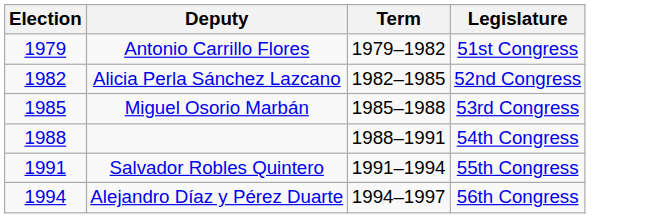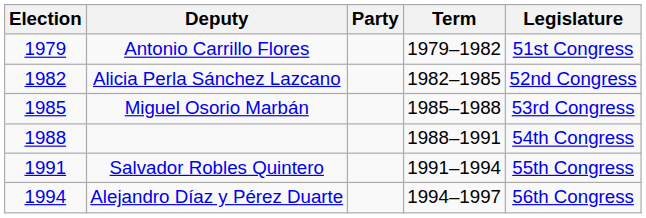+ column: (375, 19)
